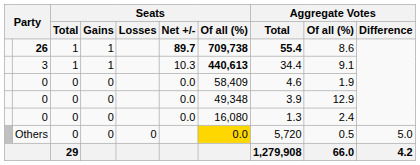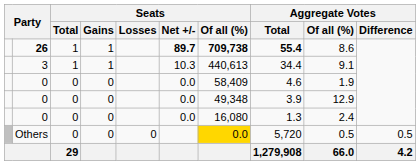(228, 65) bold -> (228, 65) normal
(405, 134) 5.0 -> (405, 134) 0.5
